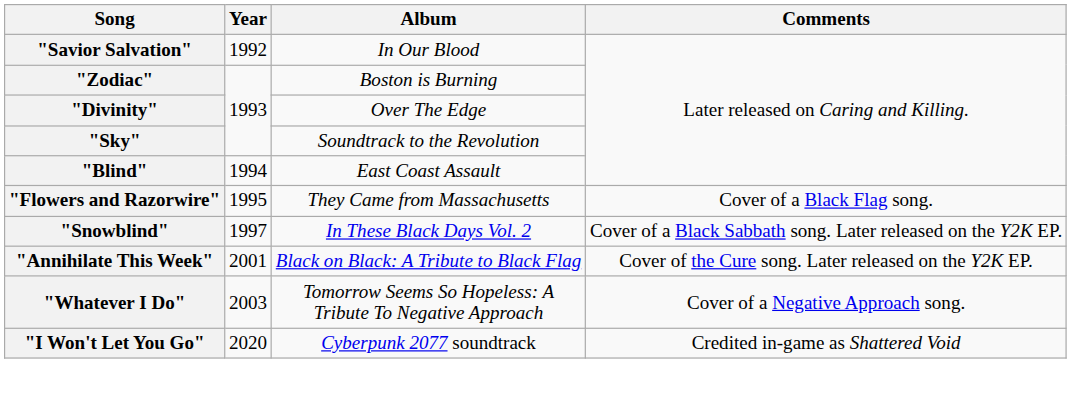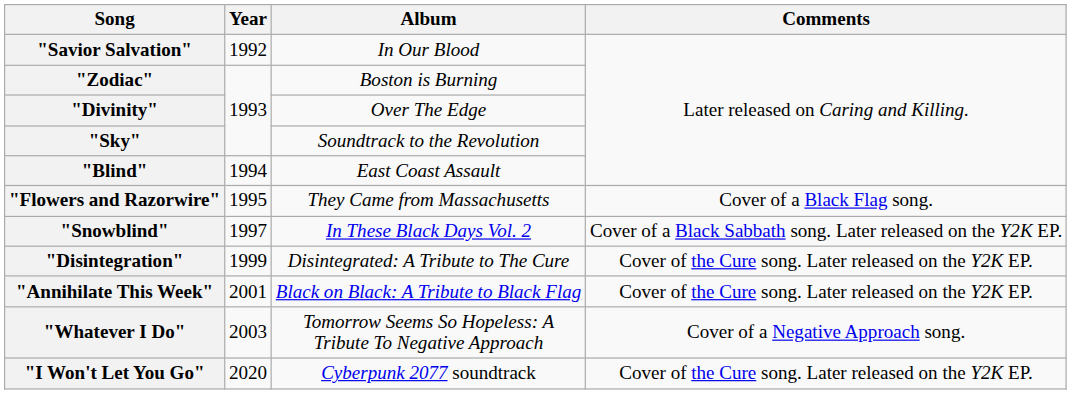+ row: (115, 261)
(826, 342) Credited in-game as Shattered Void -> (826, 373) Cover of the Cure song. Later released on the Y2K EP.
